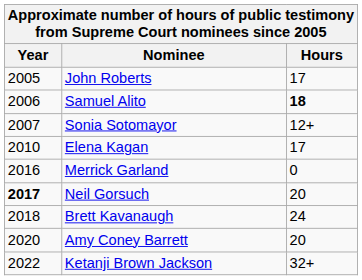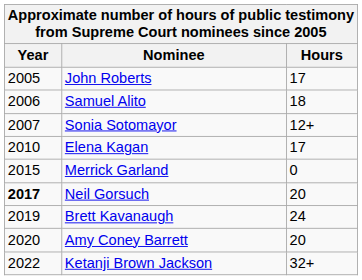(298, 101) bold -> (298, 101) normal
(24, 170) 2016 -> (24, 170) 2015
(24, 217) 2018 -> (24, 217) 2019
